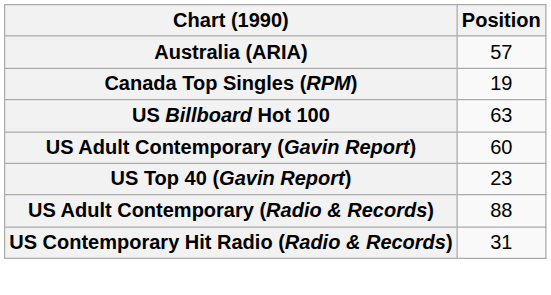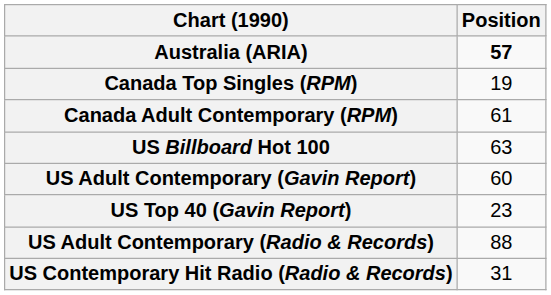(501, 52) normal -> (501, 52) bold
+ row: (231, 115)
